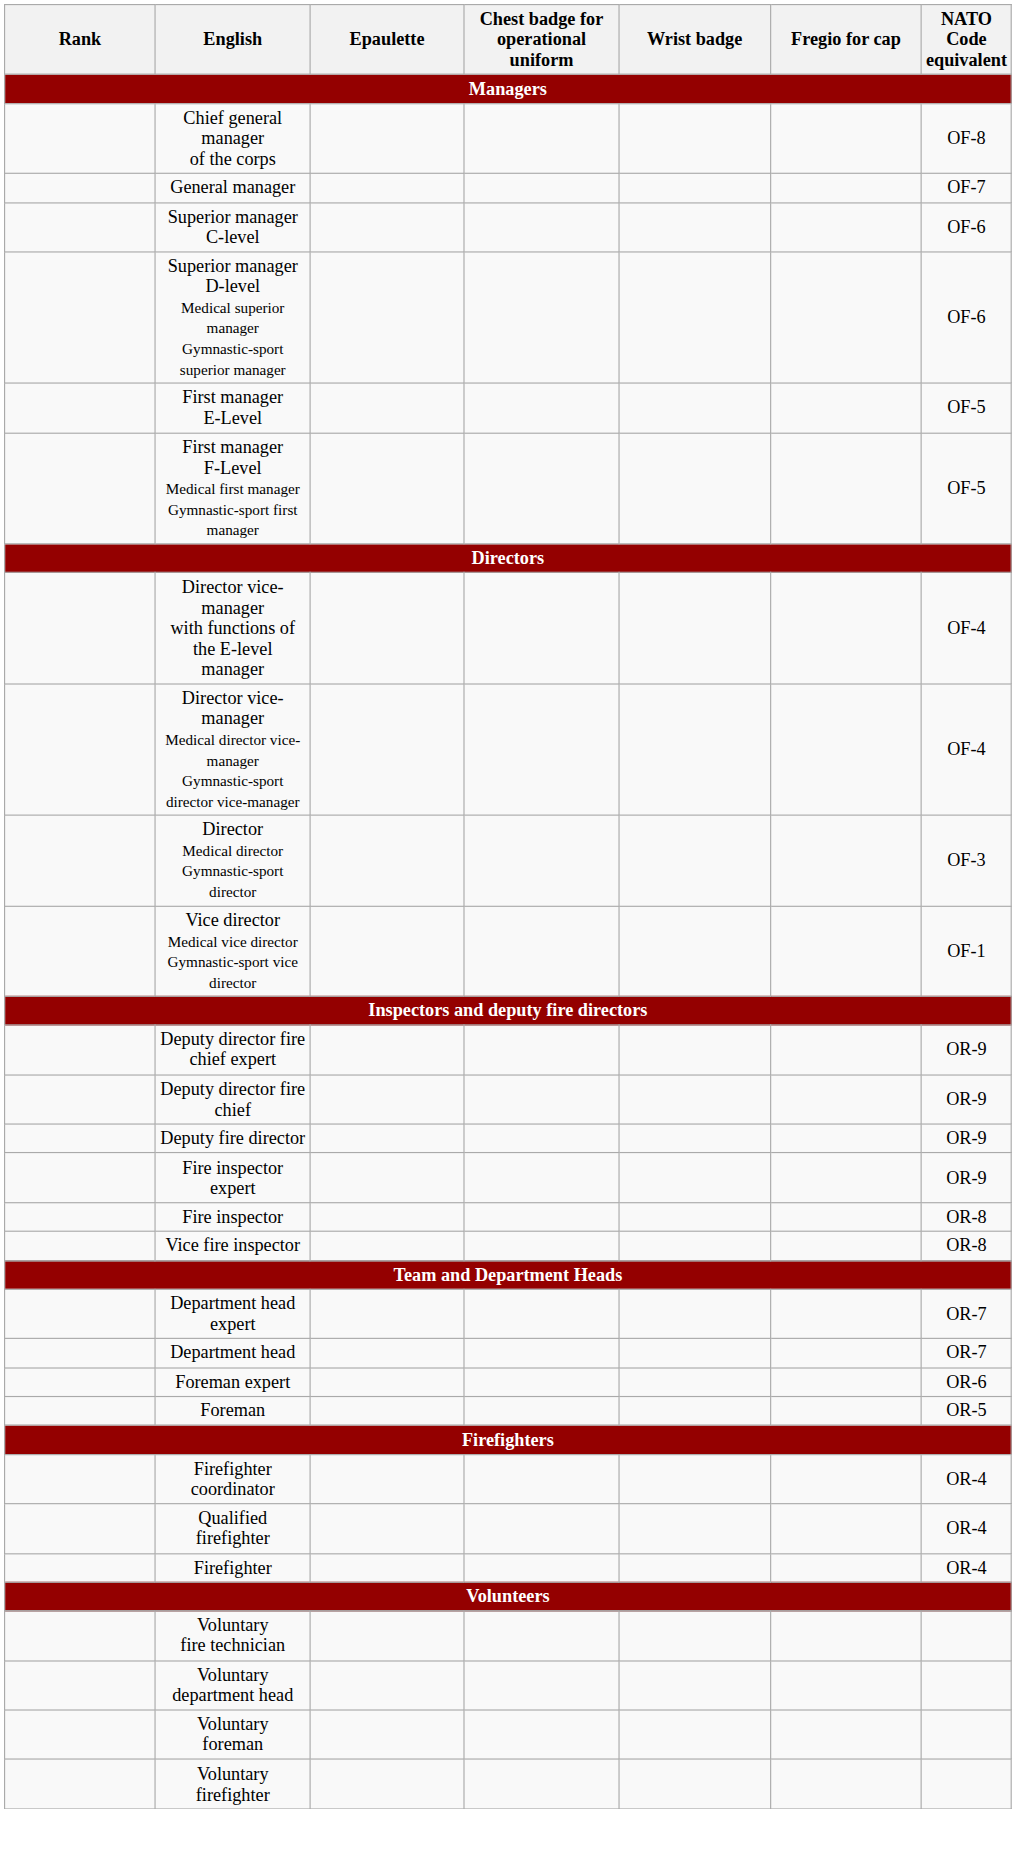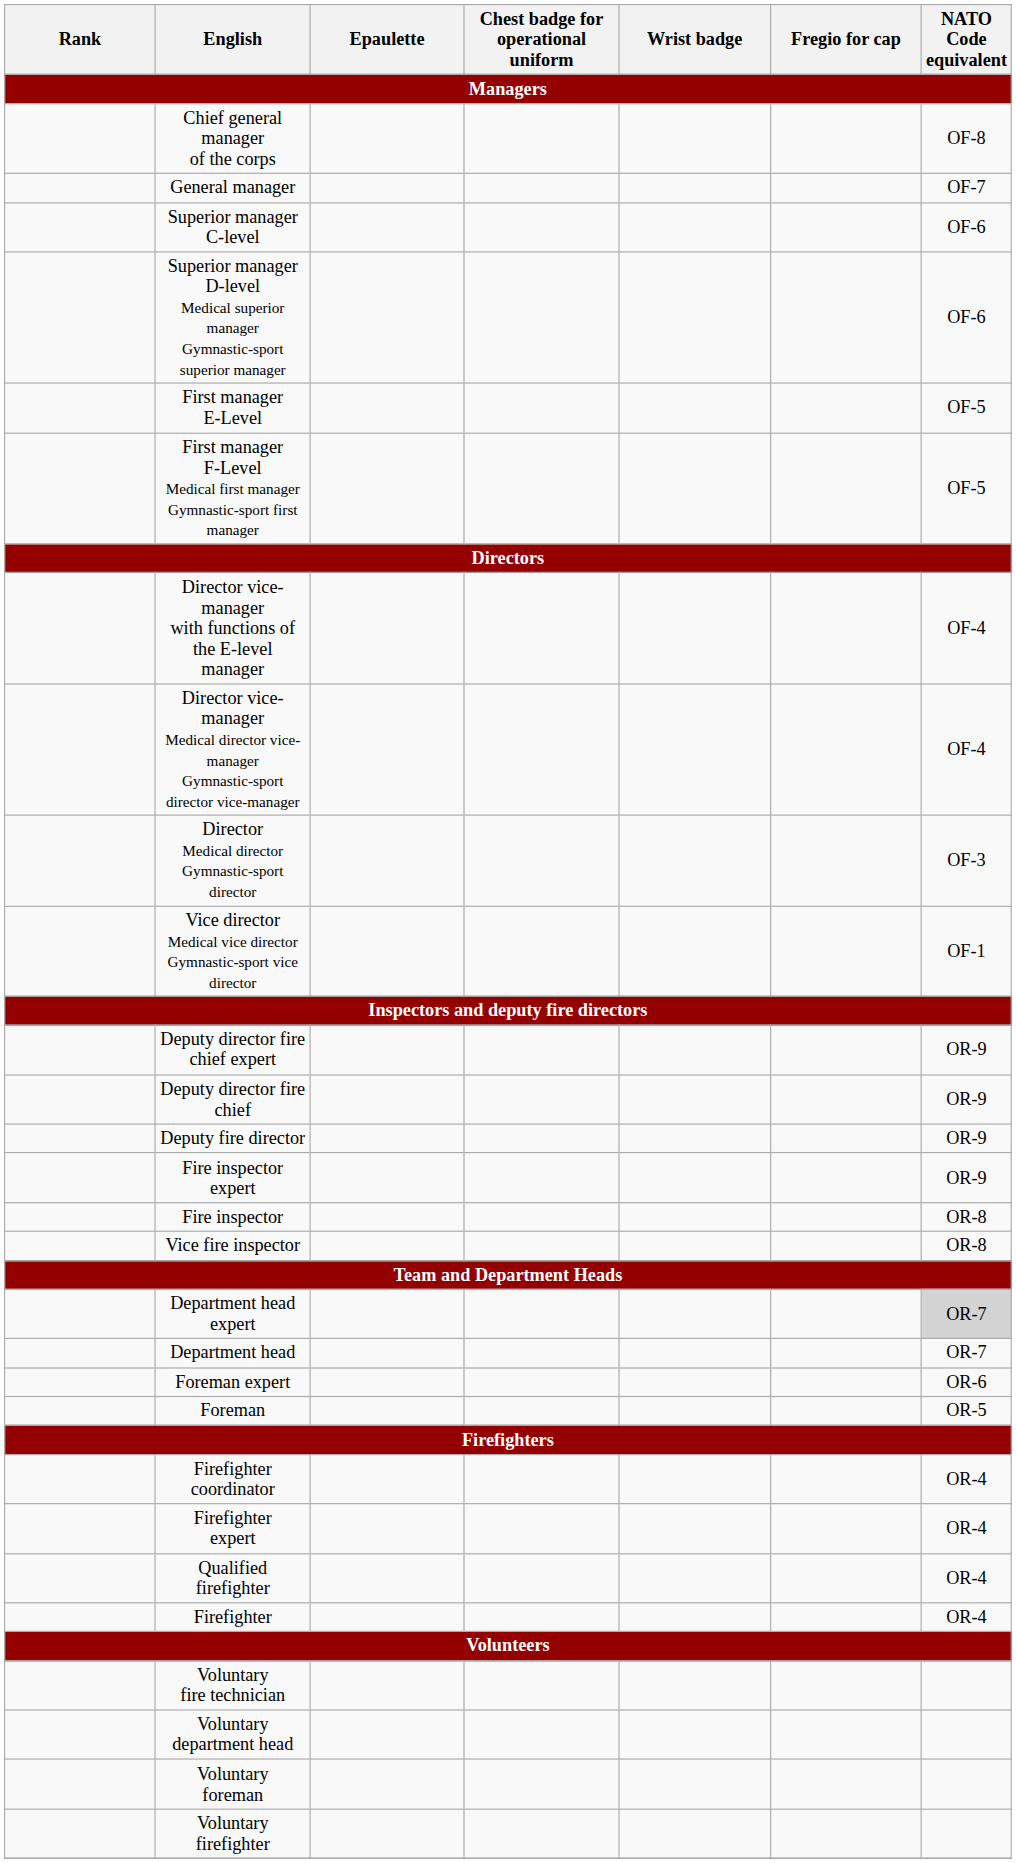(966, 1313) no background -> (966, 1313) lightgrey background
+ row: (233, 1528)
